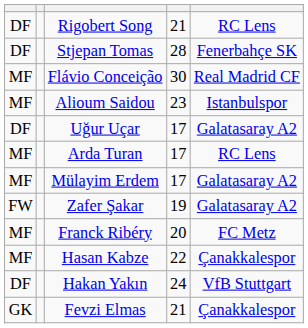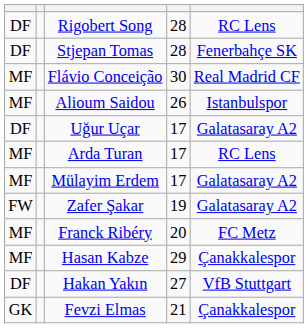(178, 24) 21 -> (178, 24) 28
(178, 102) 23 -> (178, 102) 26
(178, 257) 22 -> (178, 257) 29
(178, 283) 24 -> (178, 283) 27
